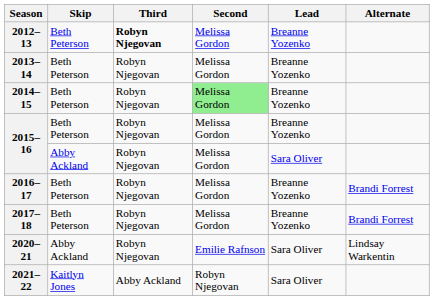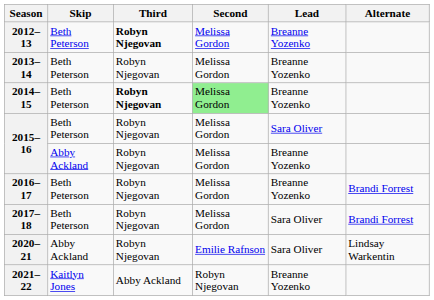(138, 98) normal -> (139, 98) bold
(291, 128) Breanne Yozenko -> (297, 128) Sara Oliver
(297, 158) Sara Oliver -> (291, 158) Breanne Yozenko
(291, 219) Breanne Yozenko -> (297, 219) Sara Oliver
(297, 280) Sara Oliver -> (291, 280) Breanne Yozenko
